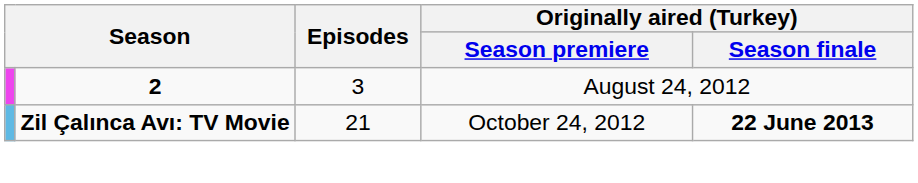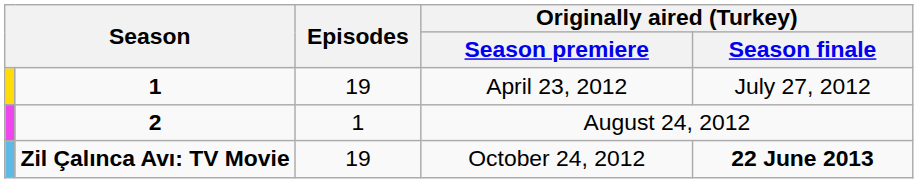+ row: (557, 86)
(358, 86) 3 -> (358, 122) 1
(358, 122) 21 -> (358, 158) 19
